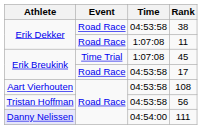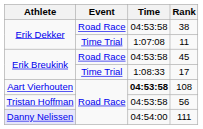(102, 42) Road Race -> (102, 42) Time Trial
(102, 57) Time Trial -> (102, 57) Road Race
(149, 57) 1:07:08 -> (149, 57) 04:53:58
(102, 72) Road Race -> (102, 72) Time Trial
(149, 72) 04:53:58 -> (149, 72) 1:08:33
(149, 87) normal -> (149, 87) bold
